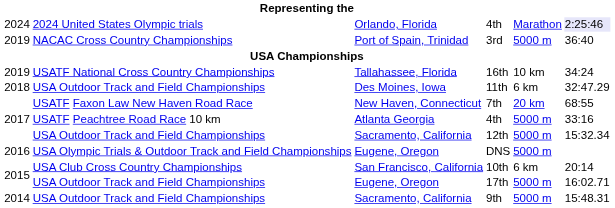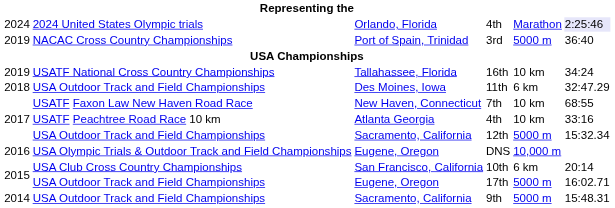(529, 103) 20 km -> (529, 103) 10 km
(532, 119) 5000 m -> (529, 119) 10 km
(532, 151) 5000 m -> (537, 151) 10,000 m
